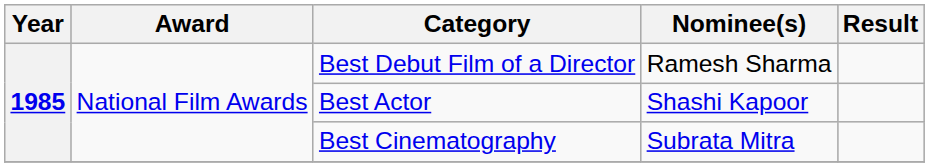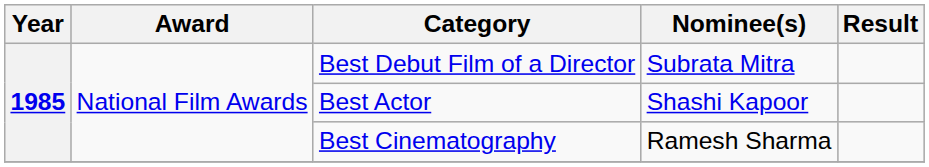(739, 63) Ramesh Sharma -> (721, 63) Subrata Mitra
(721, 141) Subrata Mitra -> (739, 141) Ramesh Sharma
